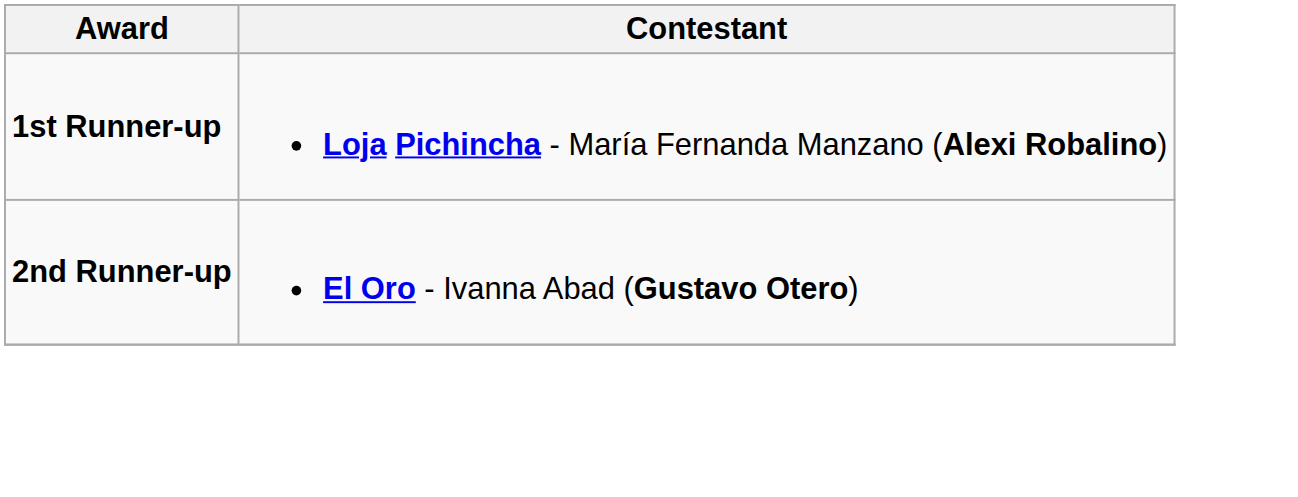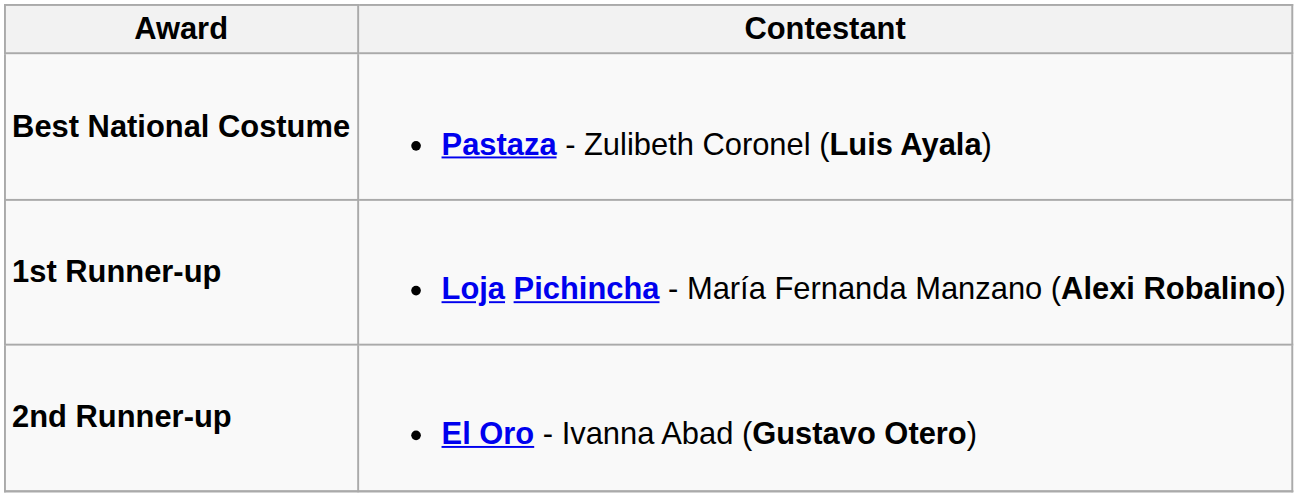+ row: (181, 126)
